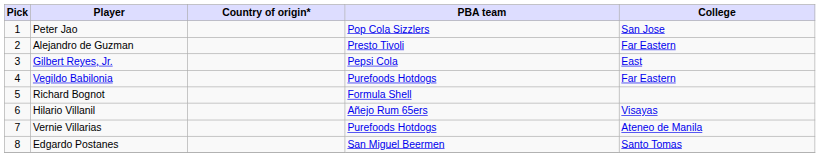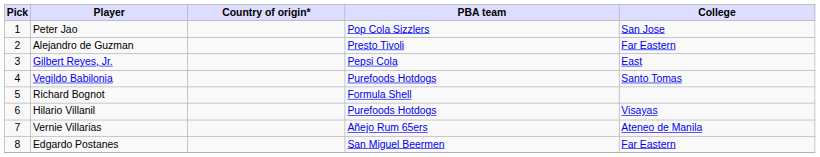(649, 78) Far Eastern -> (652, 78) Santo Tomas
(388, 111) Añejo Rum 65ers -> (392, 111) Purefoods Hotdogs
(392, 128) Purefoods Hotdogs -> (388, 128) Añejo Rum 65ers
(652, 144) Santo Tomas -> (649, 144) Far Eastern
